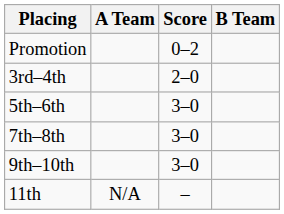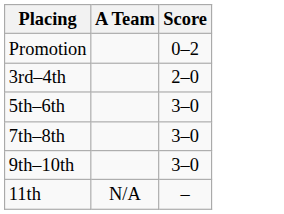- column: (245, 19)
